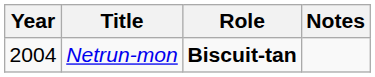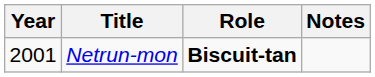(33, 54) 2004 -> (33, 54) 2001
